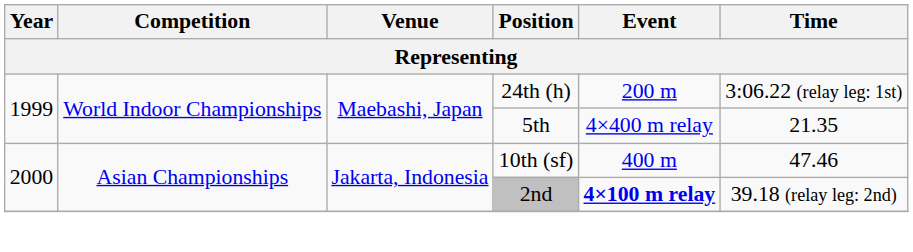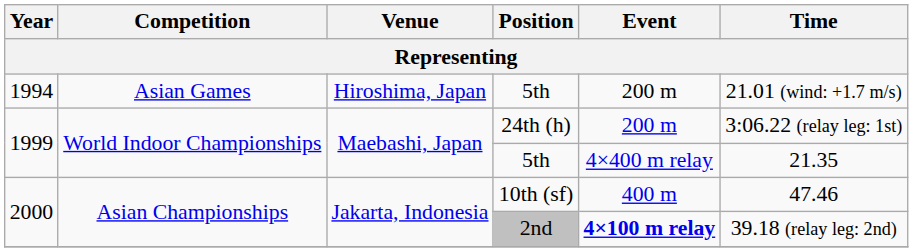+ row: (31, 90)
